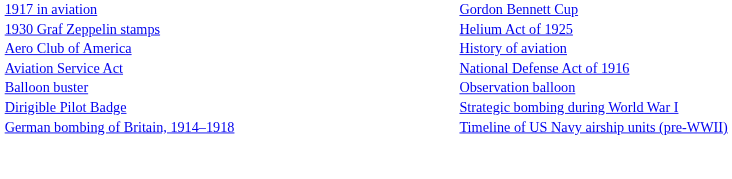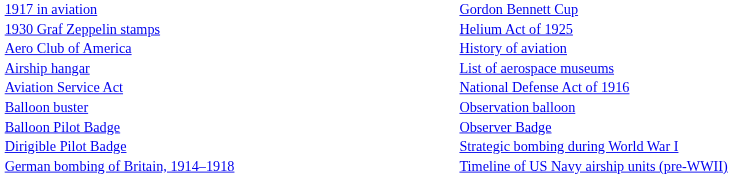+ row: (47, 68)
+ row: (62, 127)
